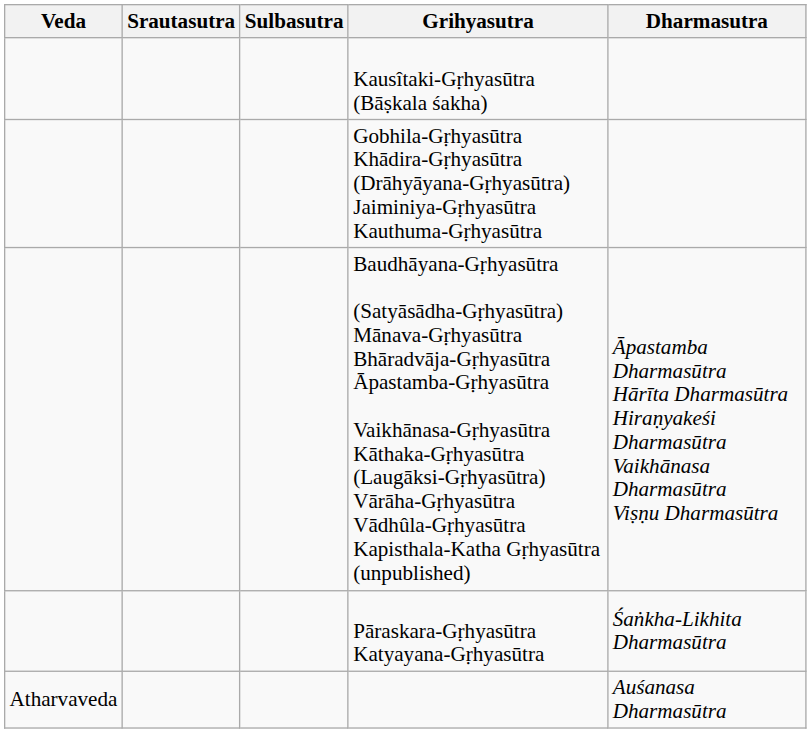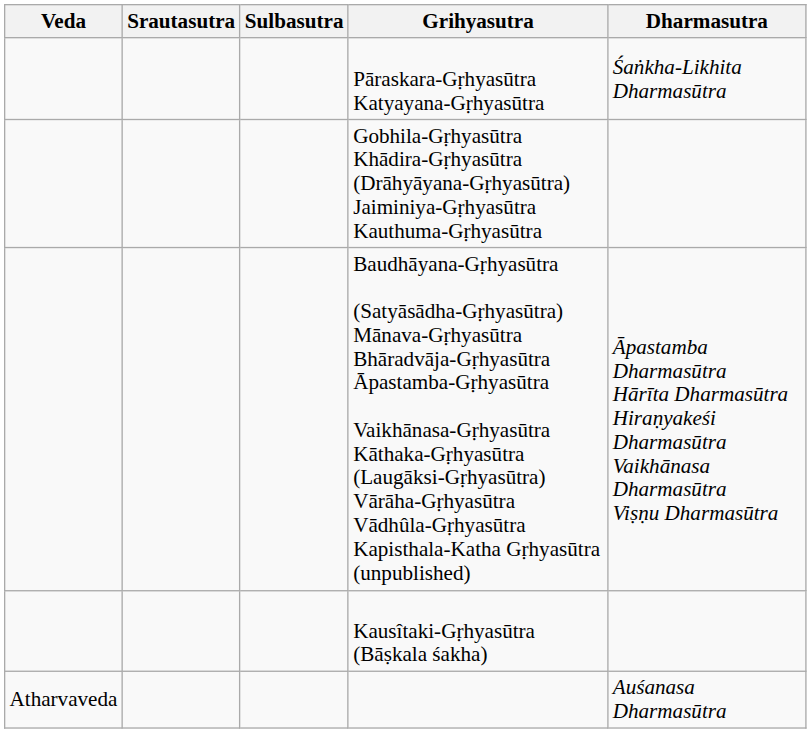rows swapped: (444, 90) <-> (449, 642)
